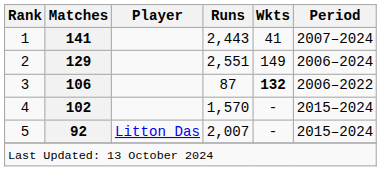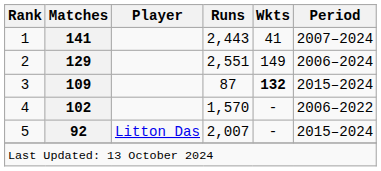(78, 85) 106 -> (78, 85) 109
(335, 85) 2006–2022 -> (335, 85) 2015–2024
(335, 108) 2015–2024 -> (335, 108) 2006–2022
